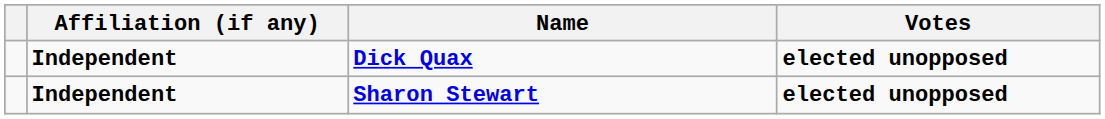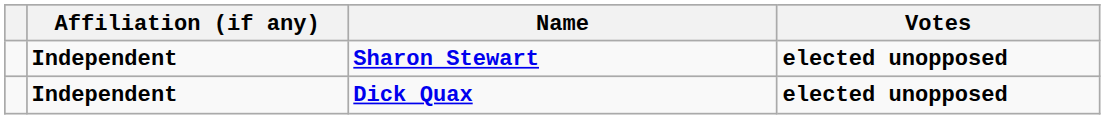rows swapped: (413, 59) <-> (446, 95)
